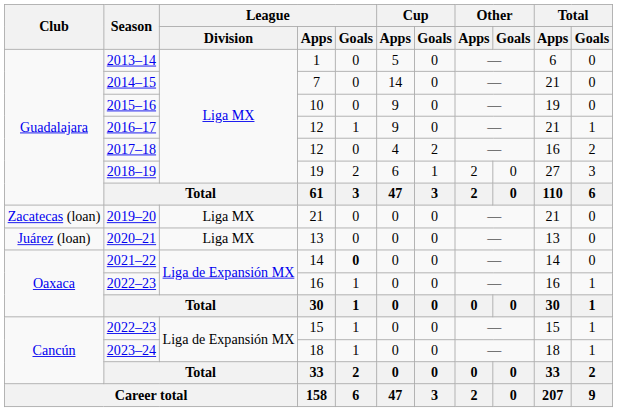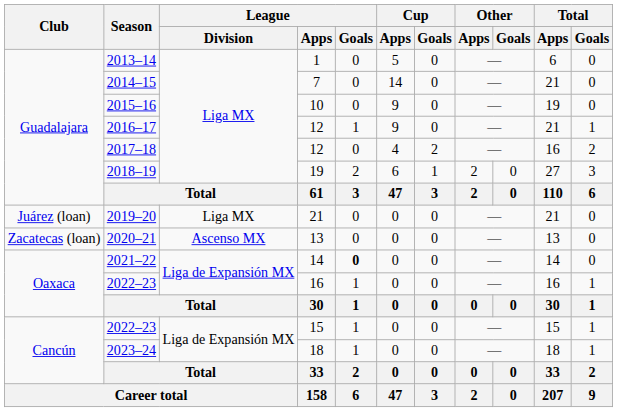(54, 216) Zacatecas (loan) -> (54, 216) Juárez (loan)
(54, 238) Juárez (loan) -> (54, 238) Zacatecas (loan)
(228, 238) Liga MX -> (228, 238) Ascenso MX
